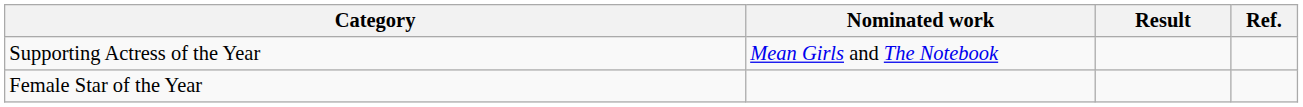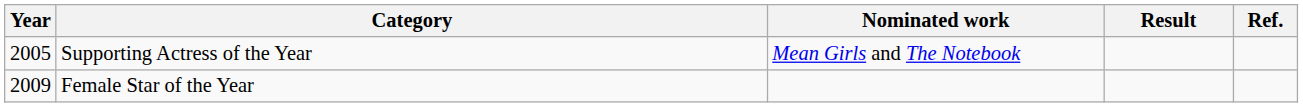+ column: (30, 20)
